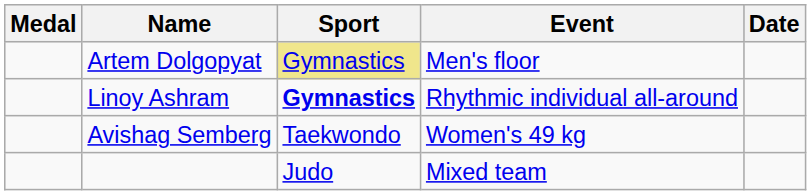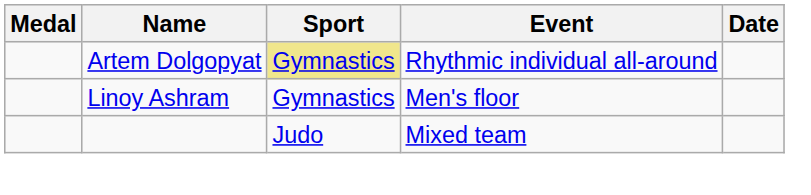(483, 61) Men's floor -> (562, 61) Rhythmic individual all-around
(349, 98) bold -> (334, 98) normal
(582, 98) Rhythmic individual all-around -> (462, 98) Men's floor
- row: (179, 135)
